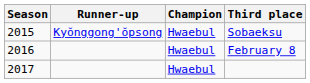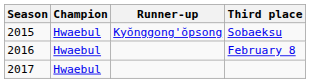columns swapped: (195, 14) <-> (108, 14)
